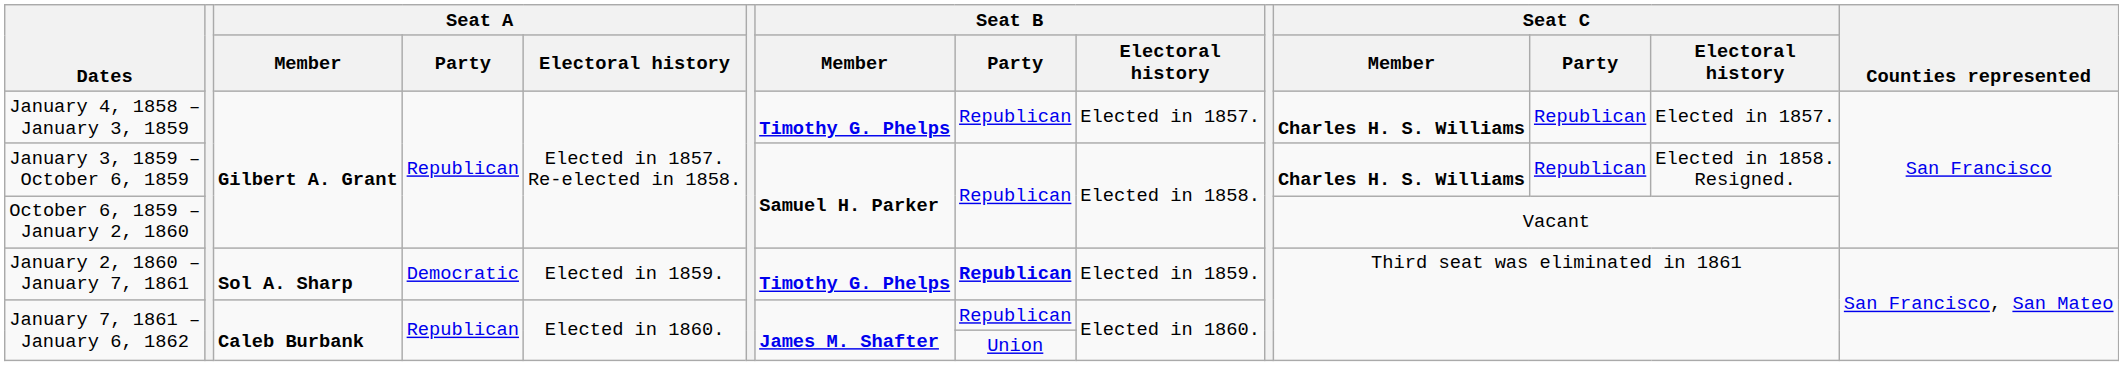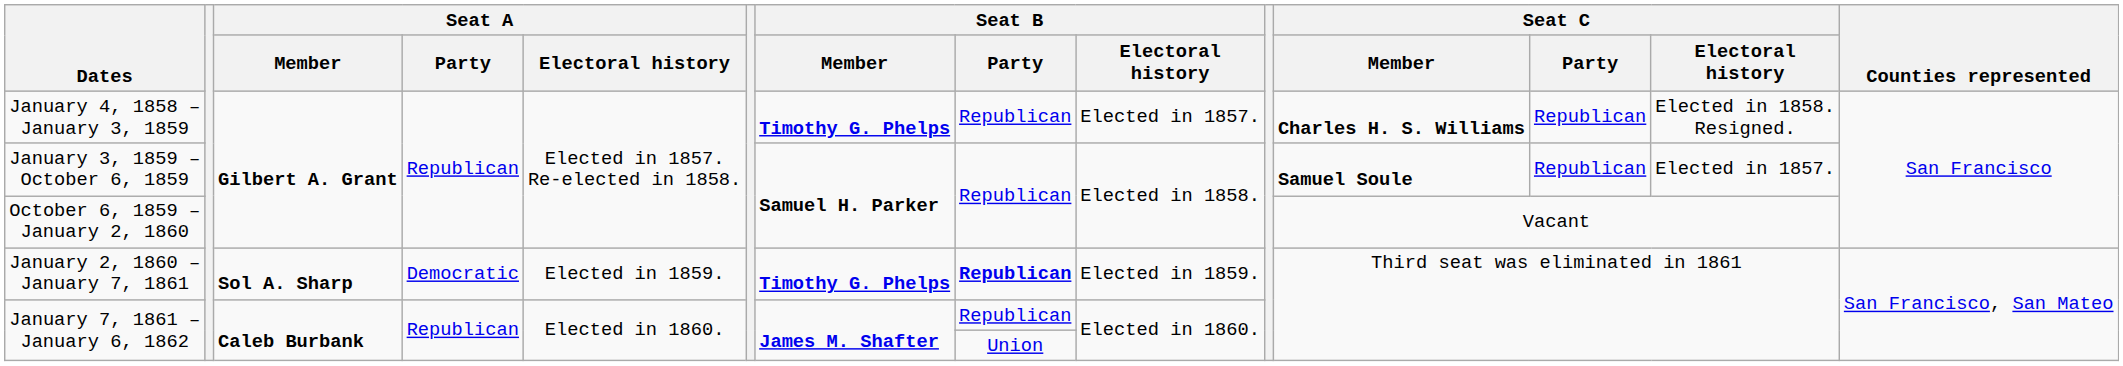(1745, 117) Elected in 1857. -> (1745, 117) Elected in 1858. Resigned.
(1401, 180) Charles H. S. Williams -> (1345, 180) Samuel Soule
(1745, 170) Elected in 1858. Resigned. -> (1745, 170) Elected in 1857.
